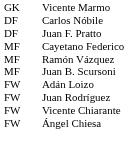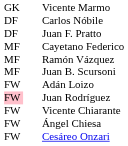(12, 98) no background -> (12, 98) pink background
+ row: (76, 136)
